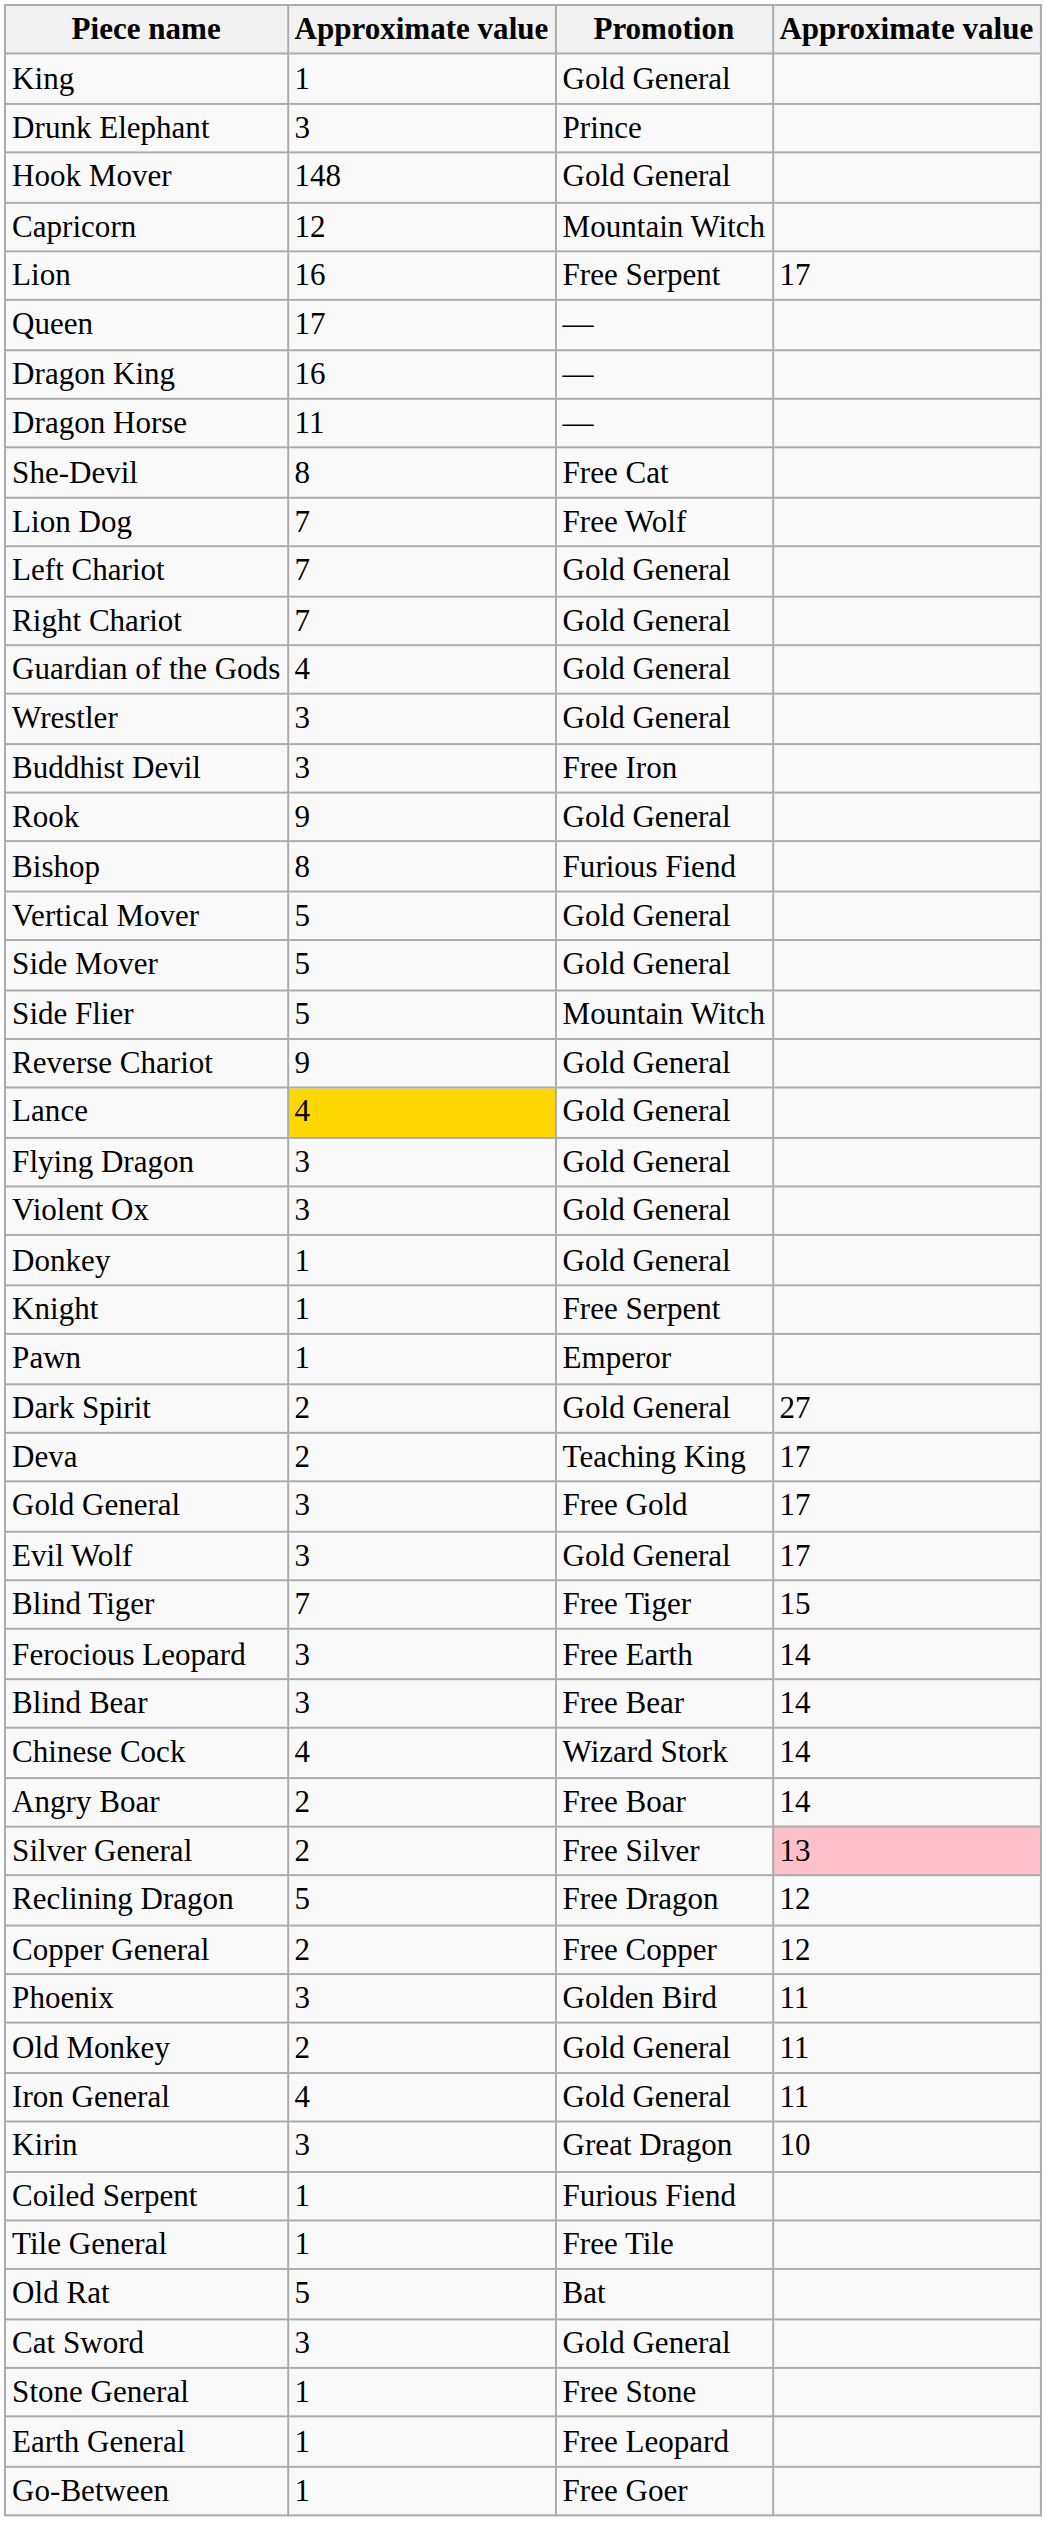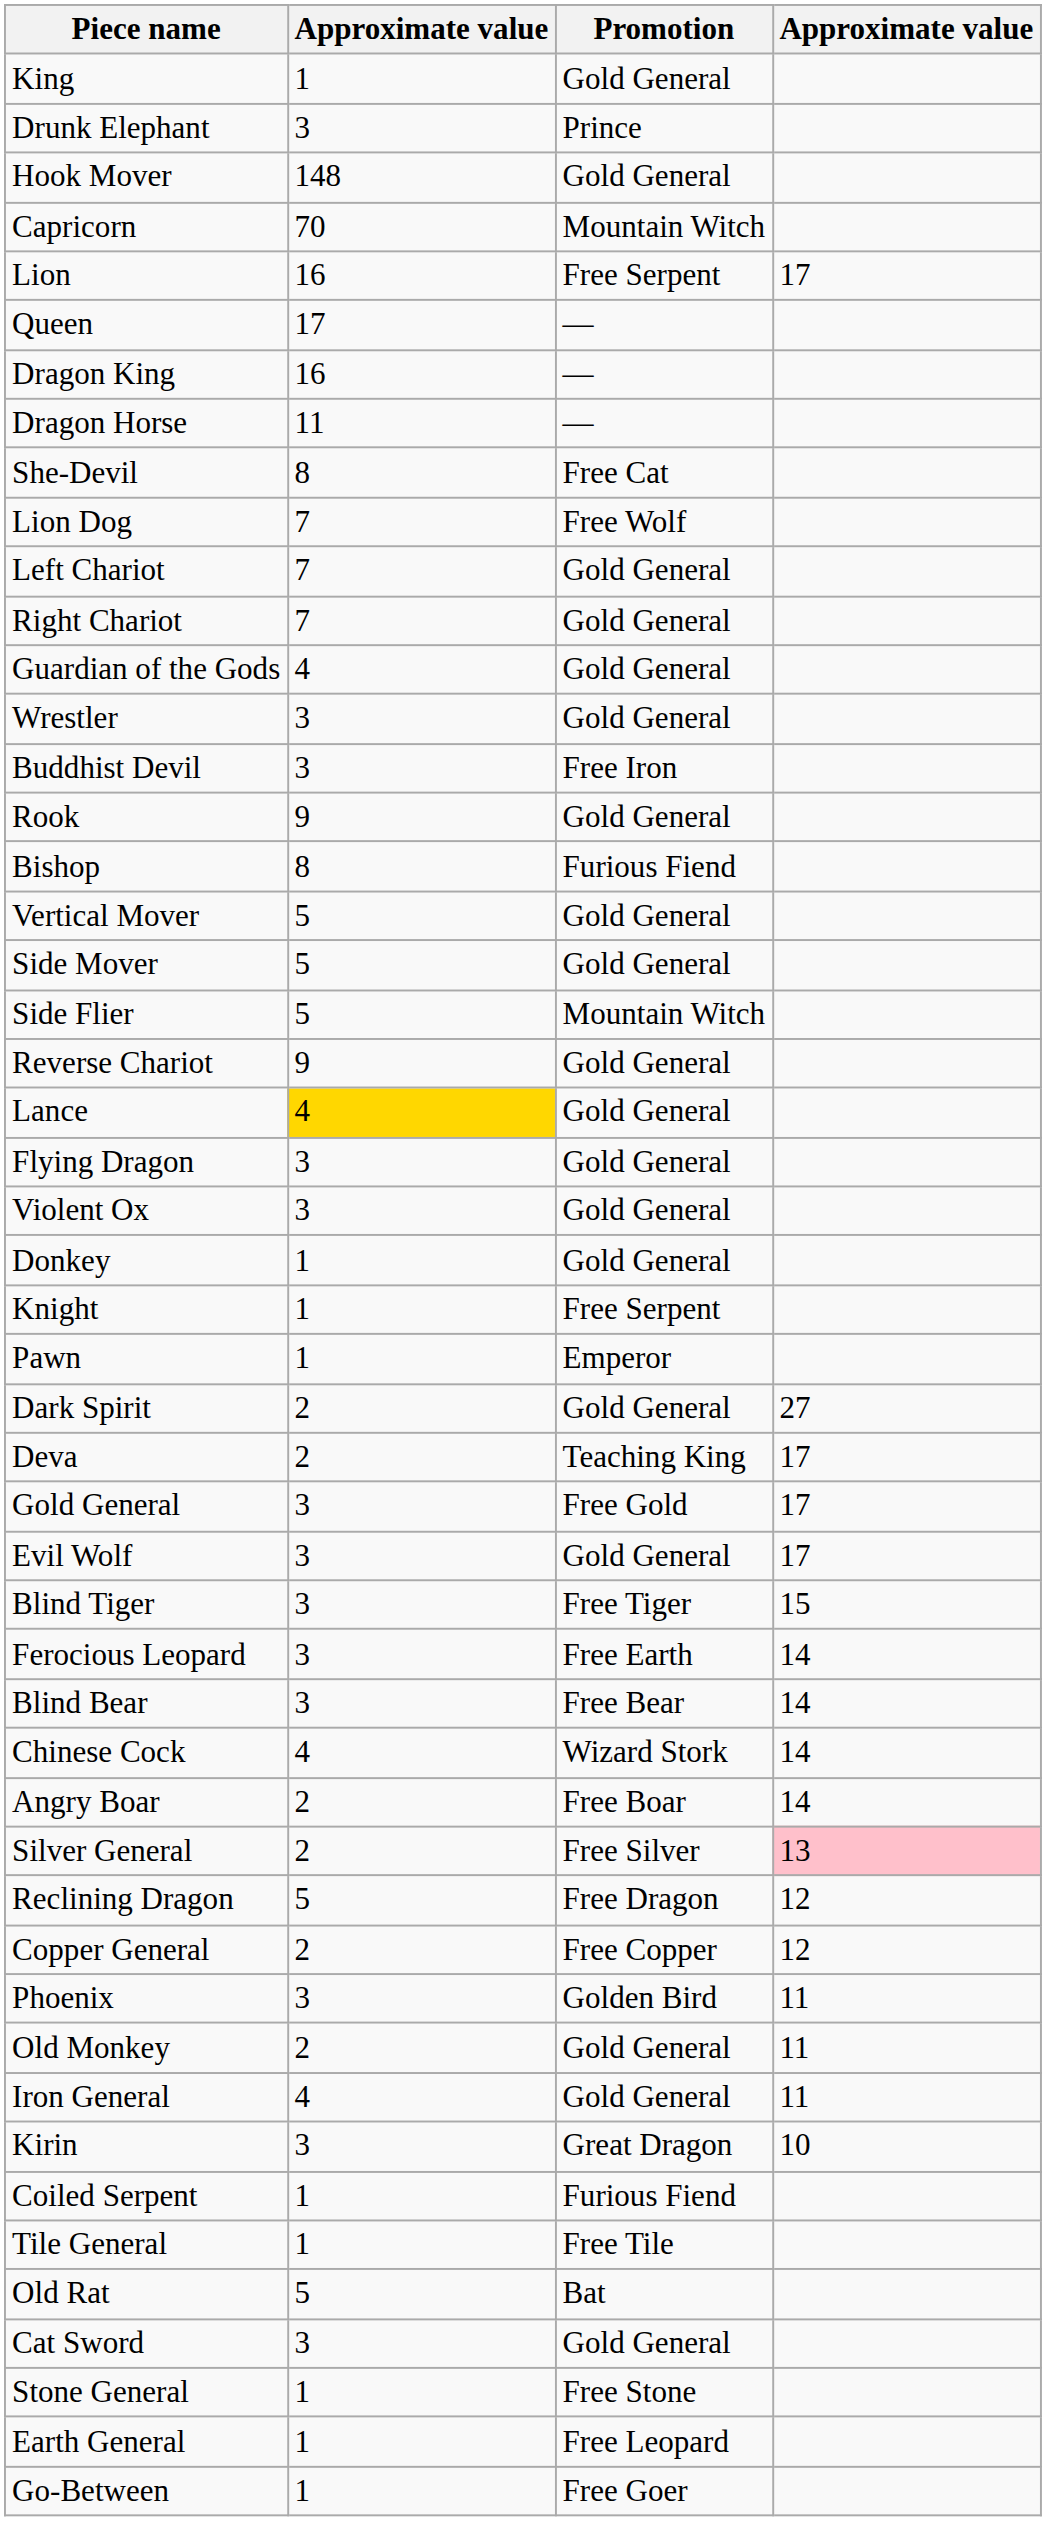(310, 226) 12 -> (310, 226) 70
(302, 1604) 7 -> (302, 1604) 3
